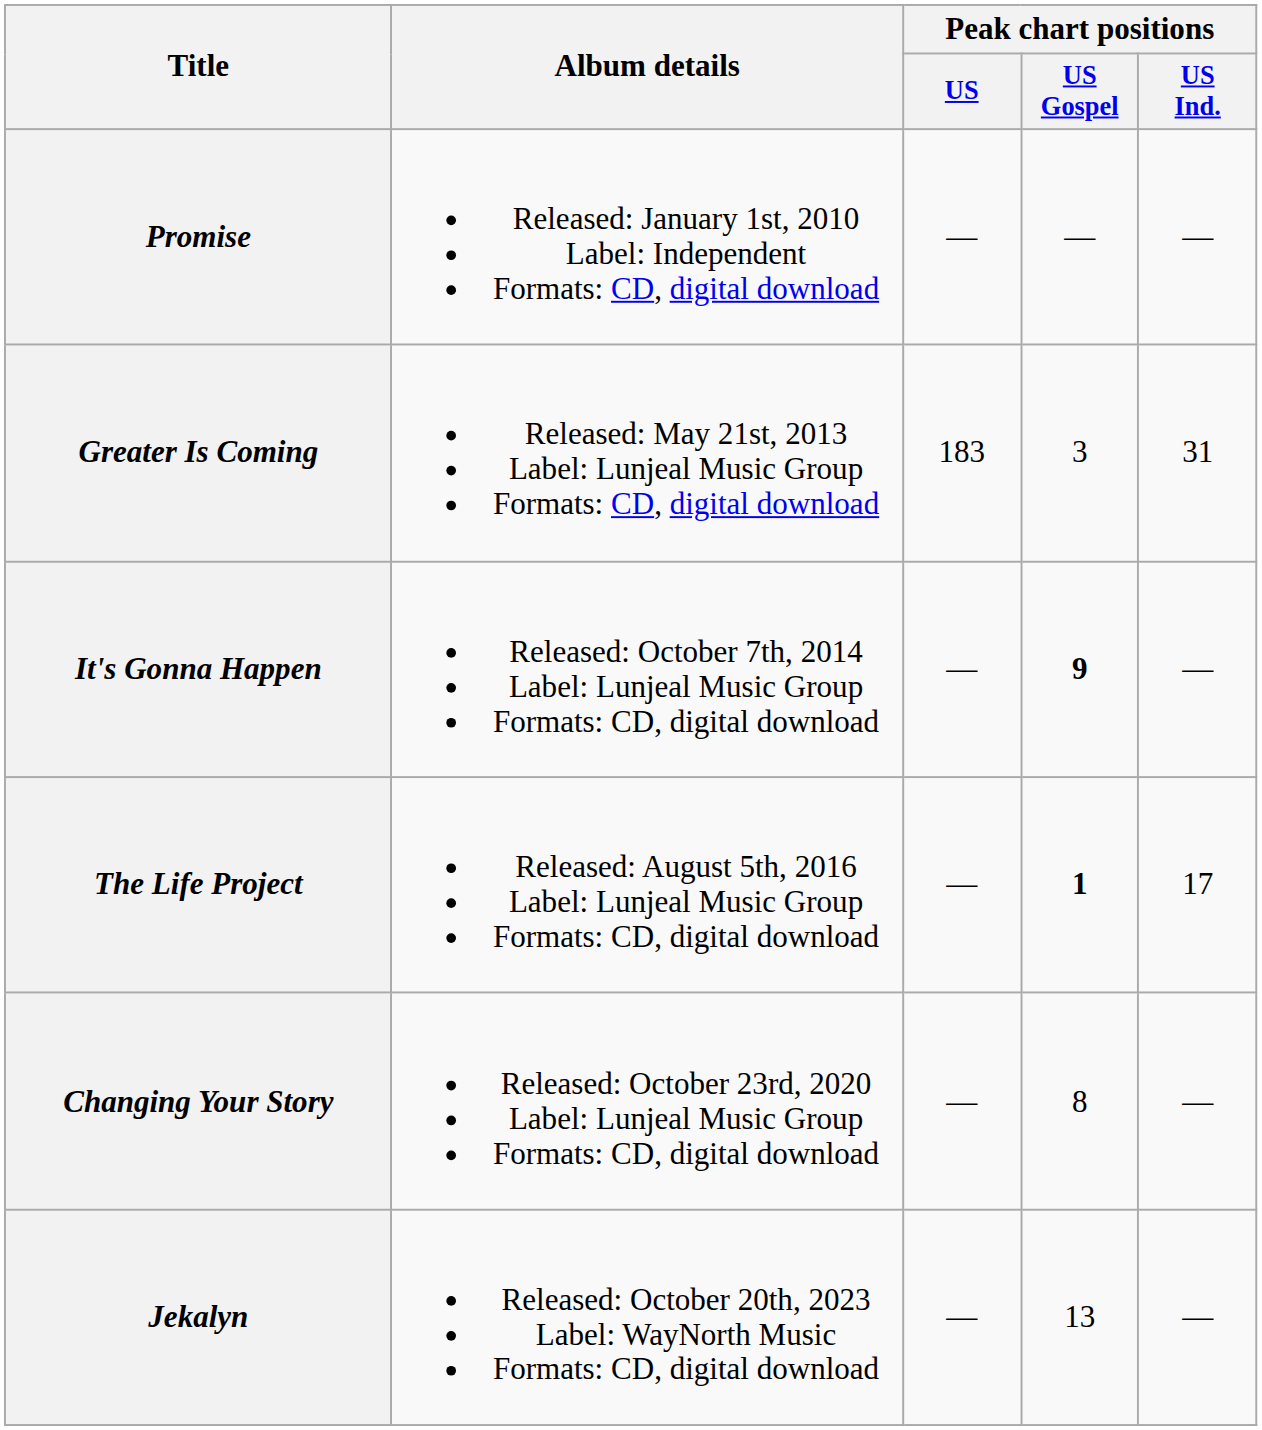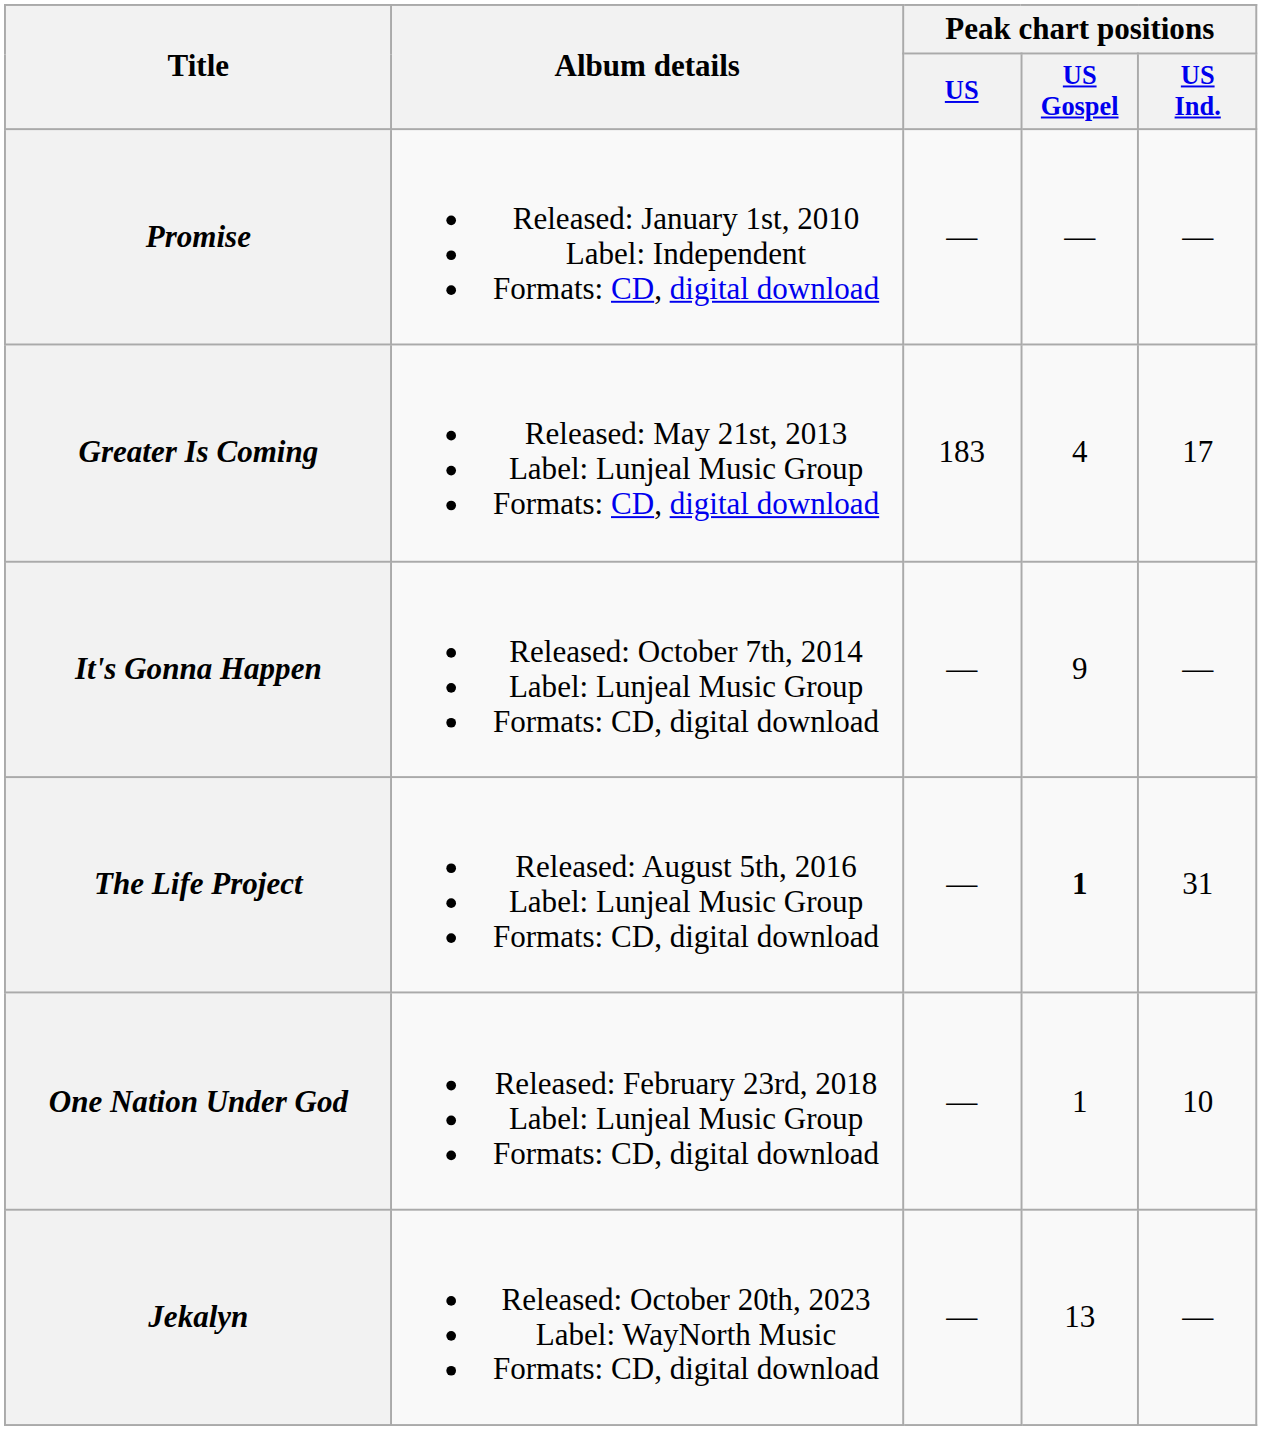(1080, 452) 3 -> (1080, 452) 4
(1198, 452) 31 -> (1198, 452) 17
(1080, 668) bold -> (1080, 668) normal
(1198, 884) 17 -> (1198, 884) 31
+ row: (198, 1100)
- row: (198, 1100)
